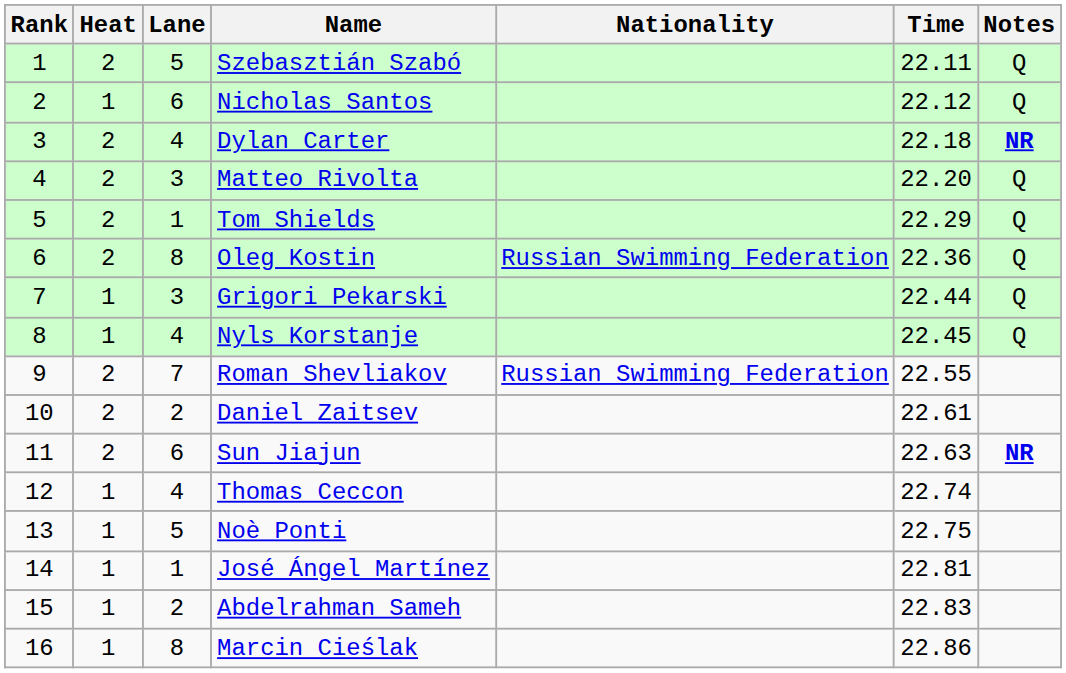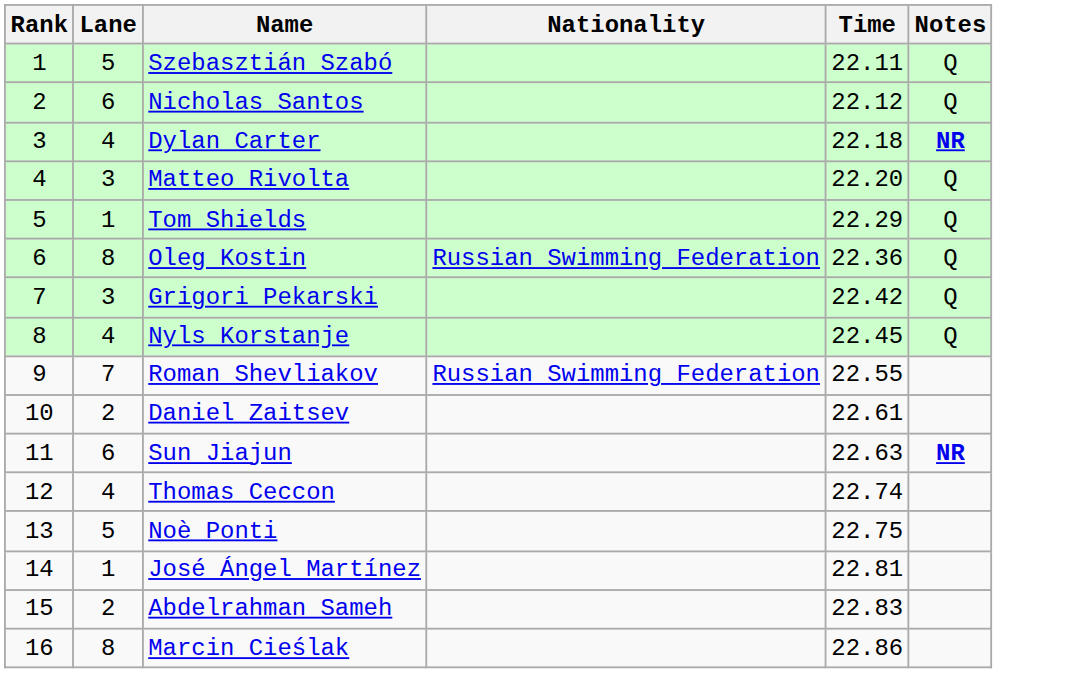- column: (108, 24)
(936, 297) 22.44 -> (867, 297) 22.42
